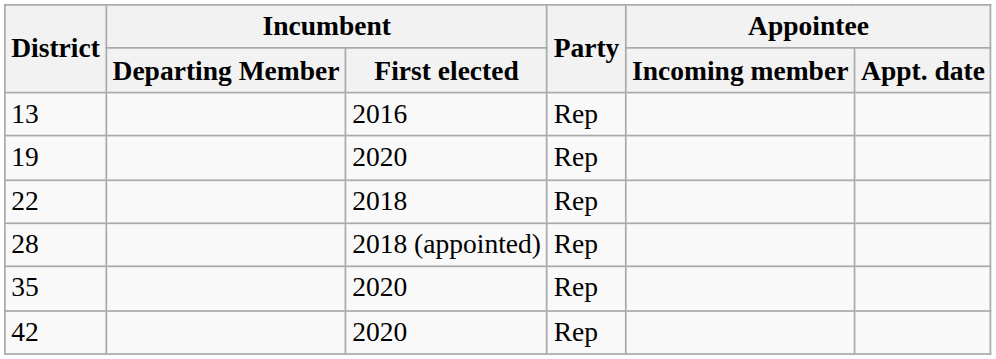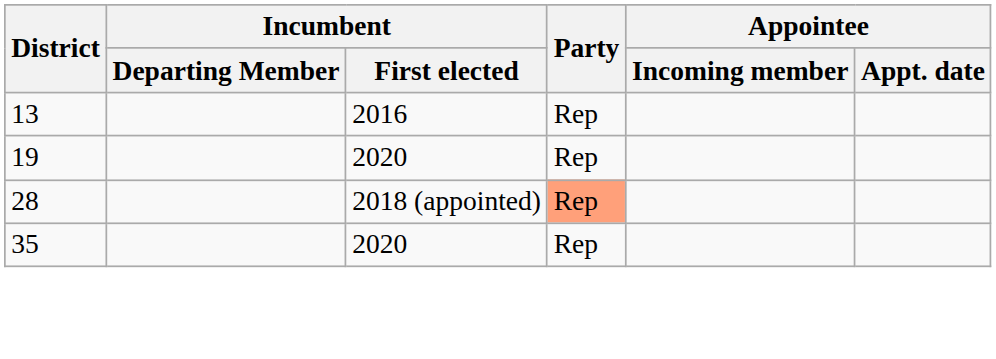- row: (25, 200)
(576, 244) no background -> (576, 200) lightsalmon background
- row: (25, 331)
